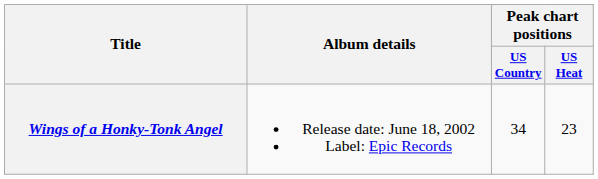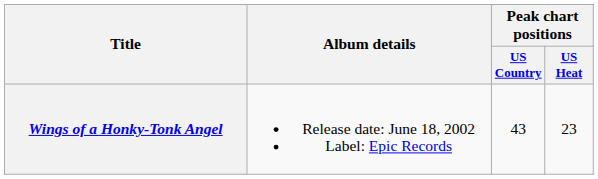(518, 129) 34 -> (518, 129) 43
